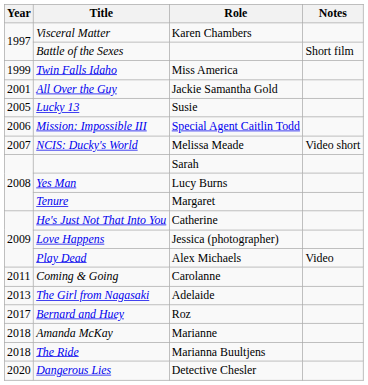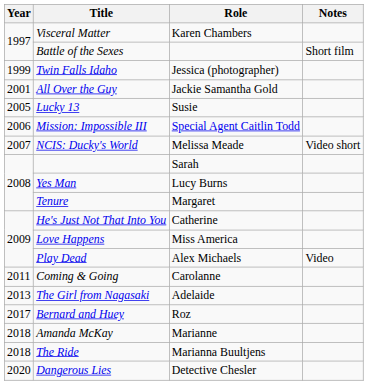(205, 70) Miss America -> (225, 70) Jessica (photographer)
(225, 239) Jessica (photographer) -> (205, 239) Miss America
